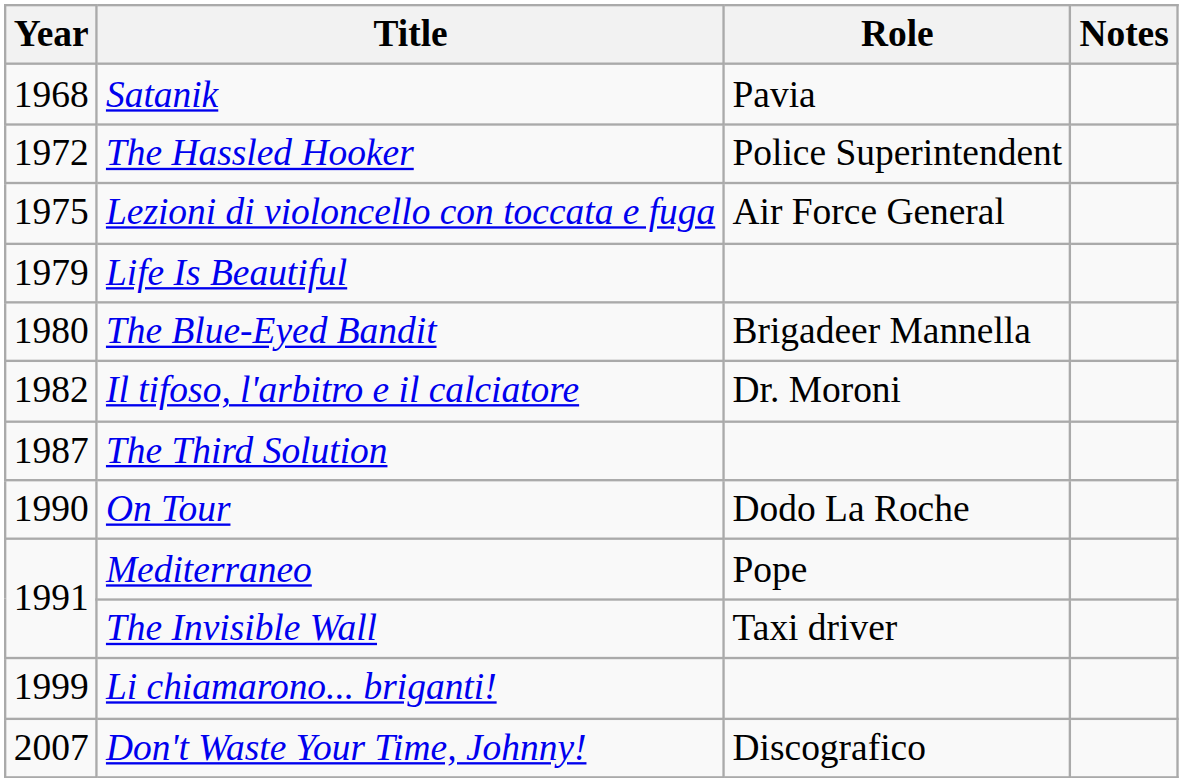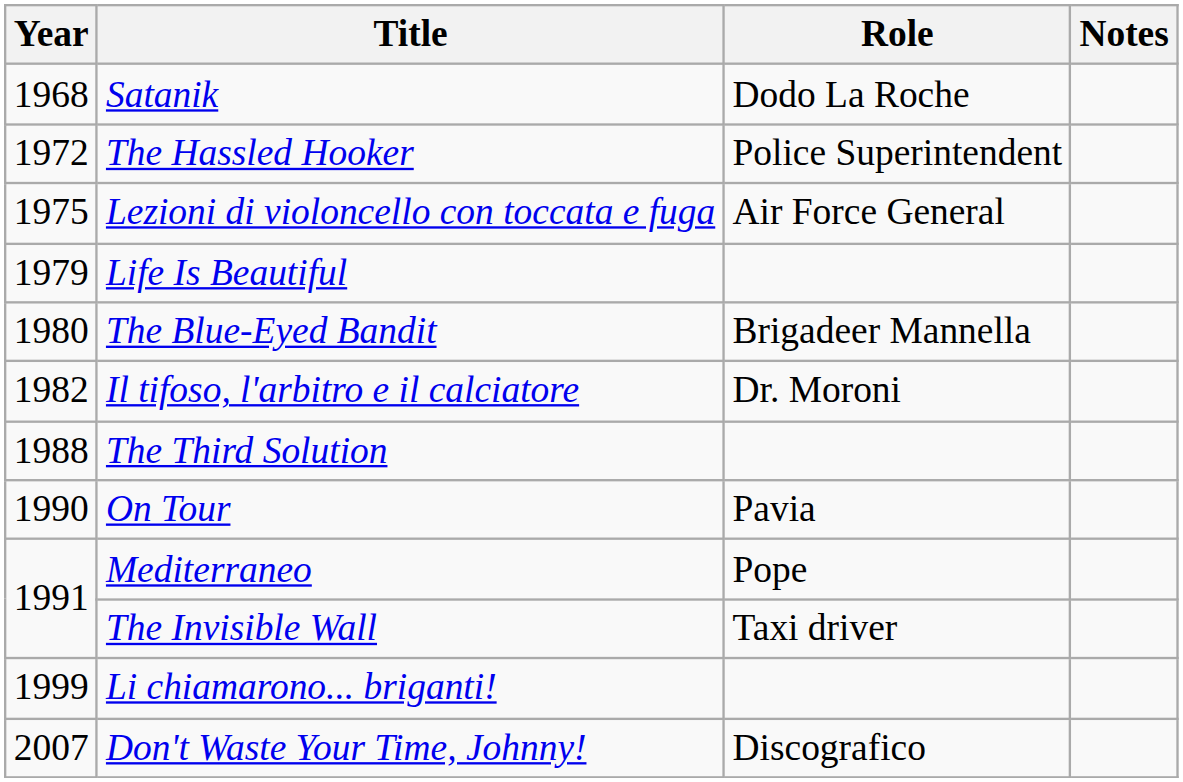(774, 93) Pavia -> (851, 93) Dodo La Roche
(51, 449) 1987 -> (51, 449) 1988
(851, 509) Dodo La Roche -> (774, 509) Pavia
